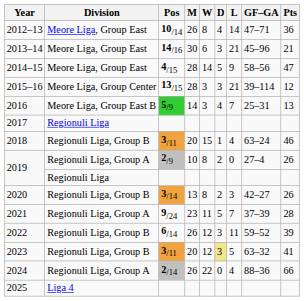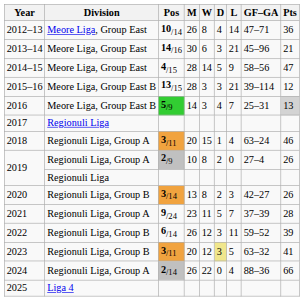(102, 86) Meore Liga, Group Center -> (102, 86) Meore Liga, Group East B
(289, 105) no background -> (288, 105) lightgrey background
(98, 141) Regionuli Liga, Group B -> (98, 141) Regionuli Liga, Group A
